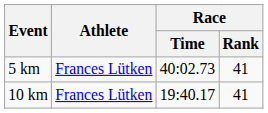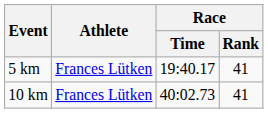(187, 69) 40:02.73 -> (187, 69) 19:40.17
(187, 95) 19:40.17 -> (187, 95) 40:02.73
